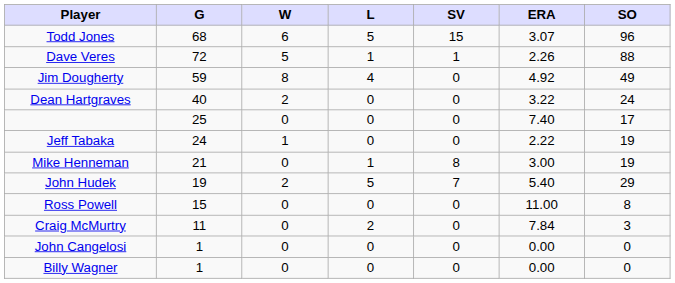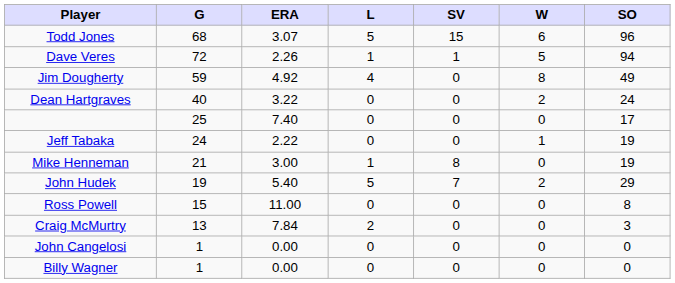columns swapped: (285, 15) <-> (542, 15)
(627, 57) 88 -> (627, 57) 94
(199, 225) 11 -> (199, 225) 13
